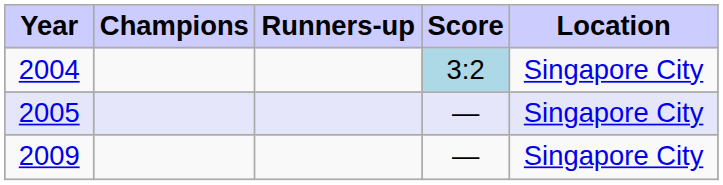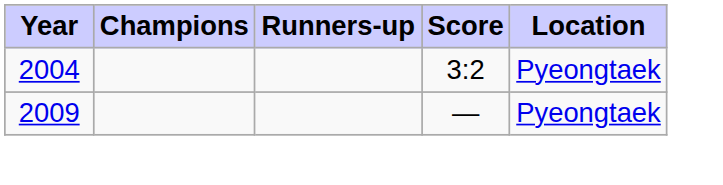(466, 69) lightblue background -> (466, 69) no background
(614, 69) Singapore City -> (589, 69) Pyeongtaek
- row: (49, 112)
(614, 156) Singapore City -> (589, 112) Pyeongtaek
